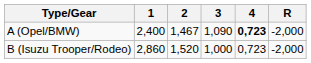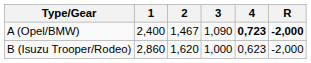(287, 31) normal -> (287, 31) bold
(184, 49) 1,520 -> (184, 49) 1,620
(252, 49) 0,723 -> (252, 49) 0,623
